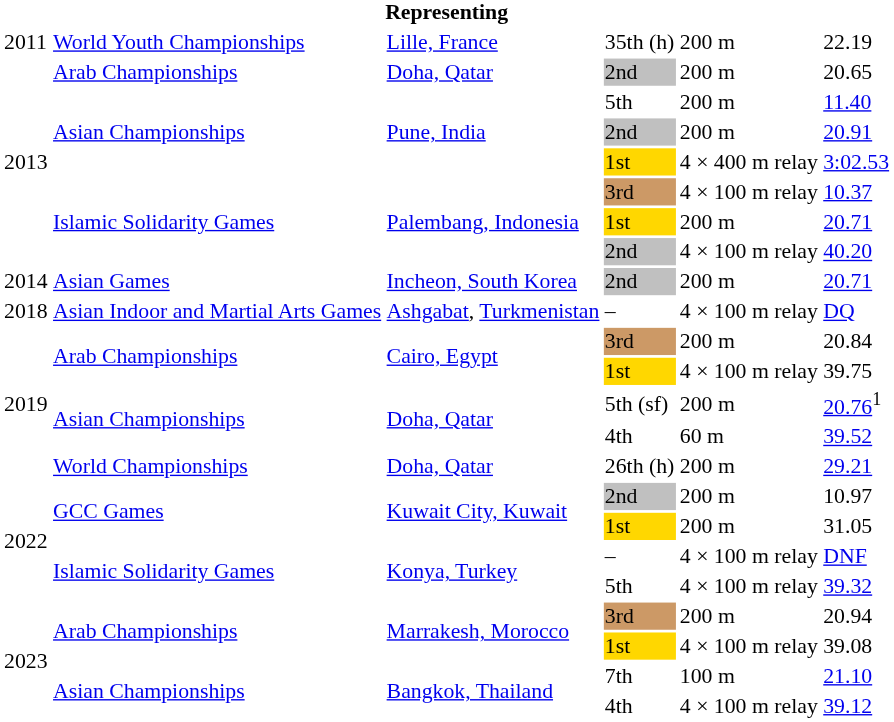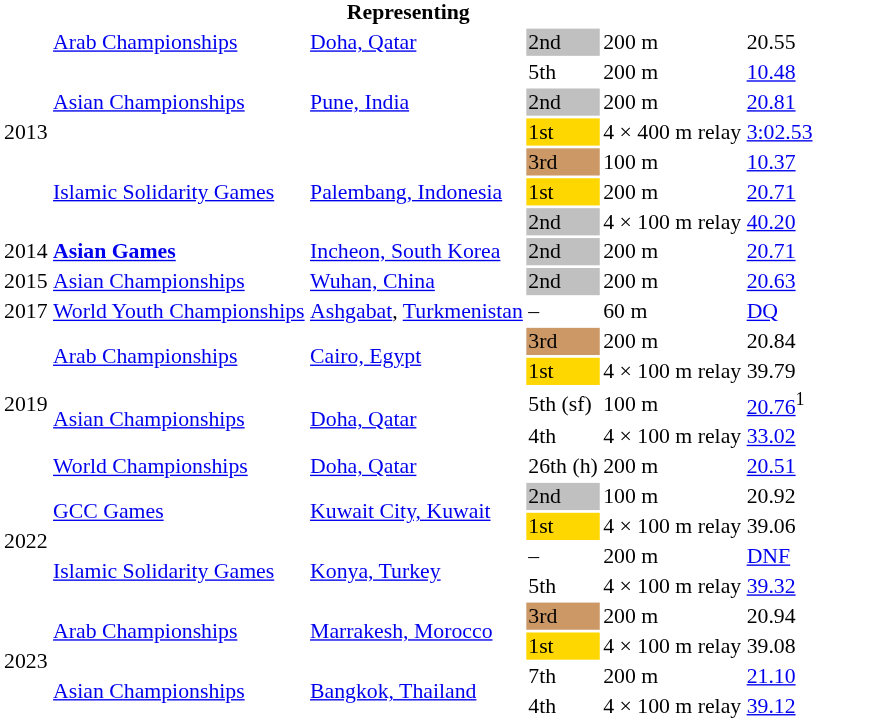- row: (442, 42)
(848, 71) 20.65 -> (771, 42) 20.55
(847, 101) 11.40 -> (771, 71) 10.48
(848, 131) 20.91 -> (771, 101) 20.81
(749, 191) 4 × 100 m relay -> (631, 161) 100 m
(111, 281) normal -> (114, 251) bold
+ row: (372, 281)
(26, 311) 2018 -> (26, 311) 2017
(217, 311) Asian Indoor and Martial Arts Games -> (179, 311) World Youth Championships
(749, 311) 4 × 100 m relay -> (625, 311) 60 m
(848, 371) 39.75 -> (771, 371) 39.79
(707, 404) 200 m -> (631, 404) 100 m
(702, 436) 60 m -> (672, 436) 4 × 100 m relay
(848, 436) 39.52 -> (771, 436) 33.02
(848, 466) 29.21 -> (771, 466) 20.51
(707, 496) 200 m -> (631, 496) 100 m
(848, 496) 10.97 -> (771, 496) 20.92
(707, 526) 200 m -> (672, 526) 4 × 100 m relay
(848, 526) 31.05 -> (771, 526) 39.06
(749, 556) 4 × 100 m relay -> (631, 556) 200 m
(707, 676) 100 m -> (631, 676) 200 m
